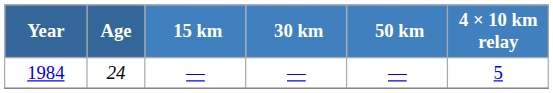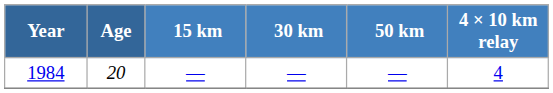(116, 73) 24 -> (116, 73) 20
(498, 73) 5 -> (498, 73) 4
